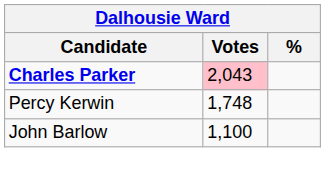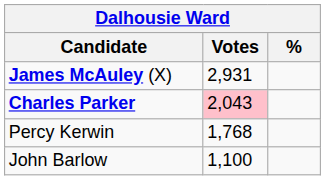+ row: (90, 75)
(230, 103) 1,748 -> (230, 132) 1,768
